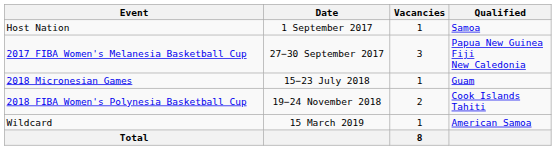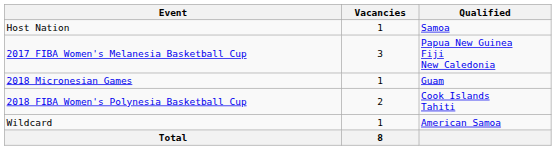- column: (327, 12)
